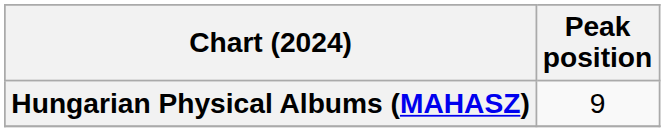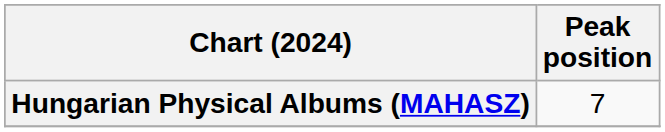(598, 103) 9 -> (598, 103) 7
